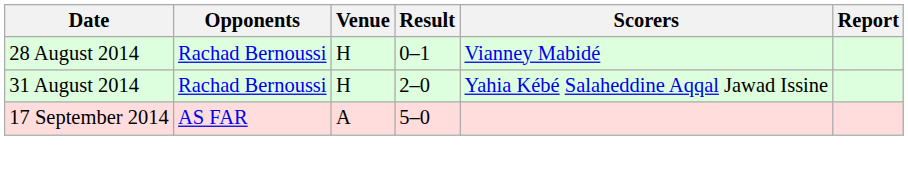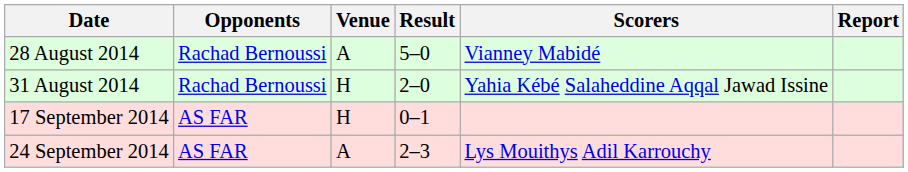(343, 53) H -> (343, 53) A
(415, 53) 0–1 -> (415, 53) 5–0
(343, 118) A -> (343, 118) H
(415, 118) 5–0 -> (415, 118) 0–1
+ row: (89, 150)
